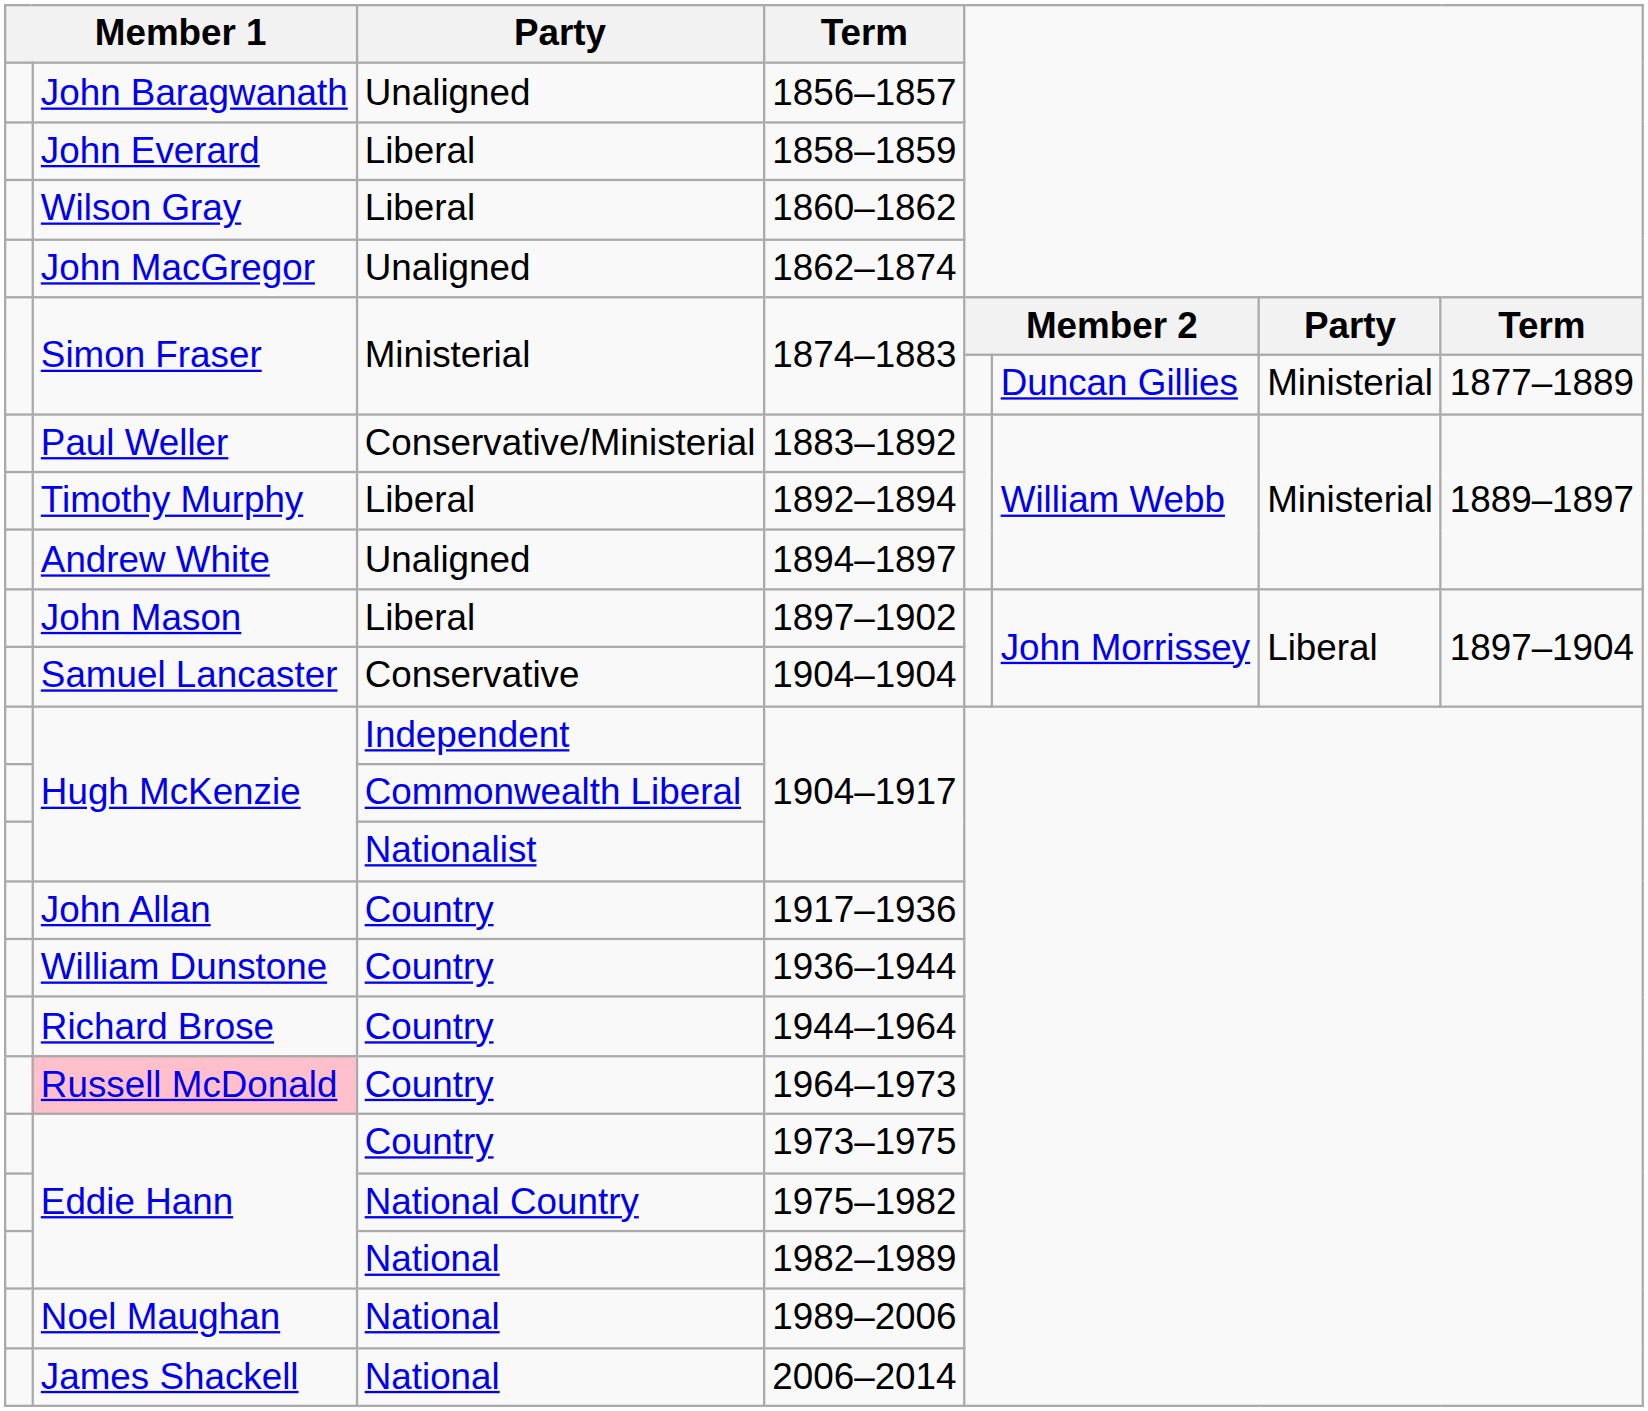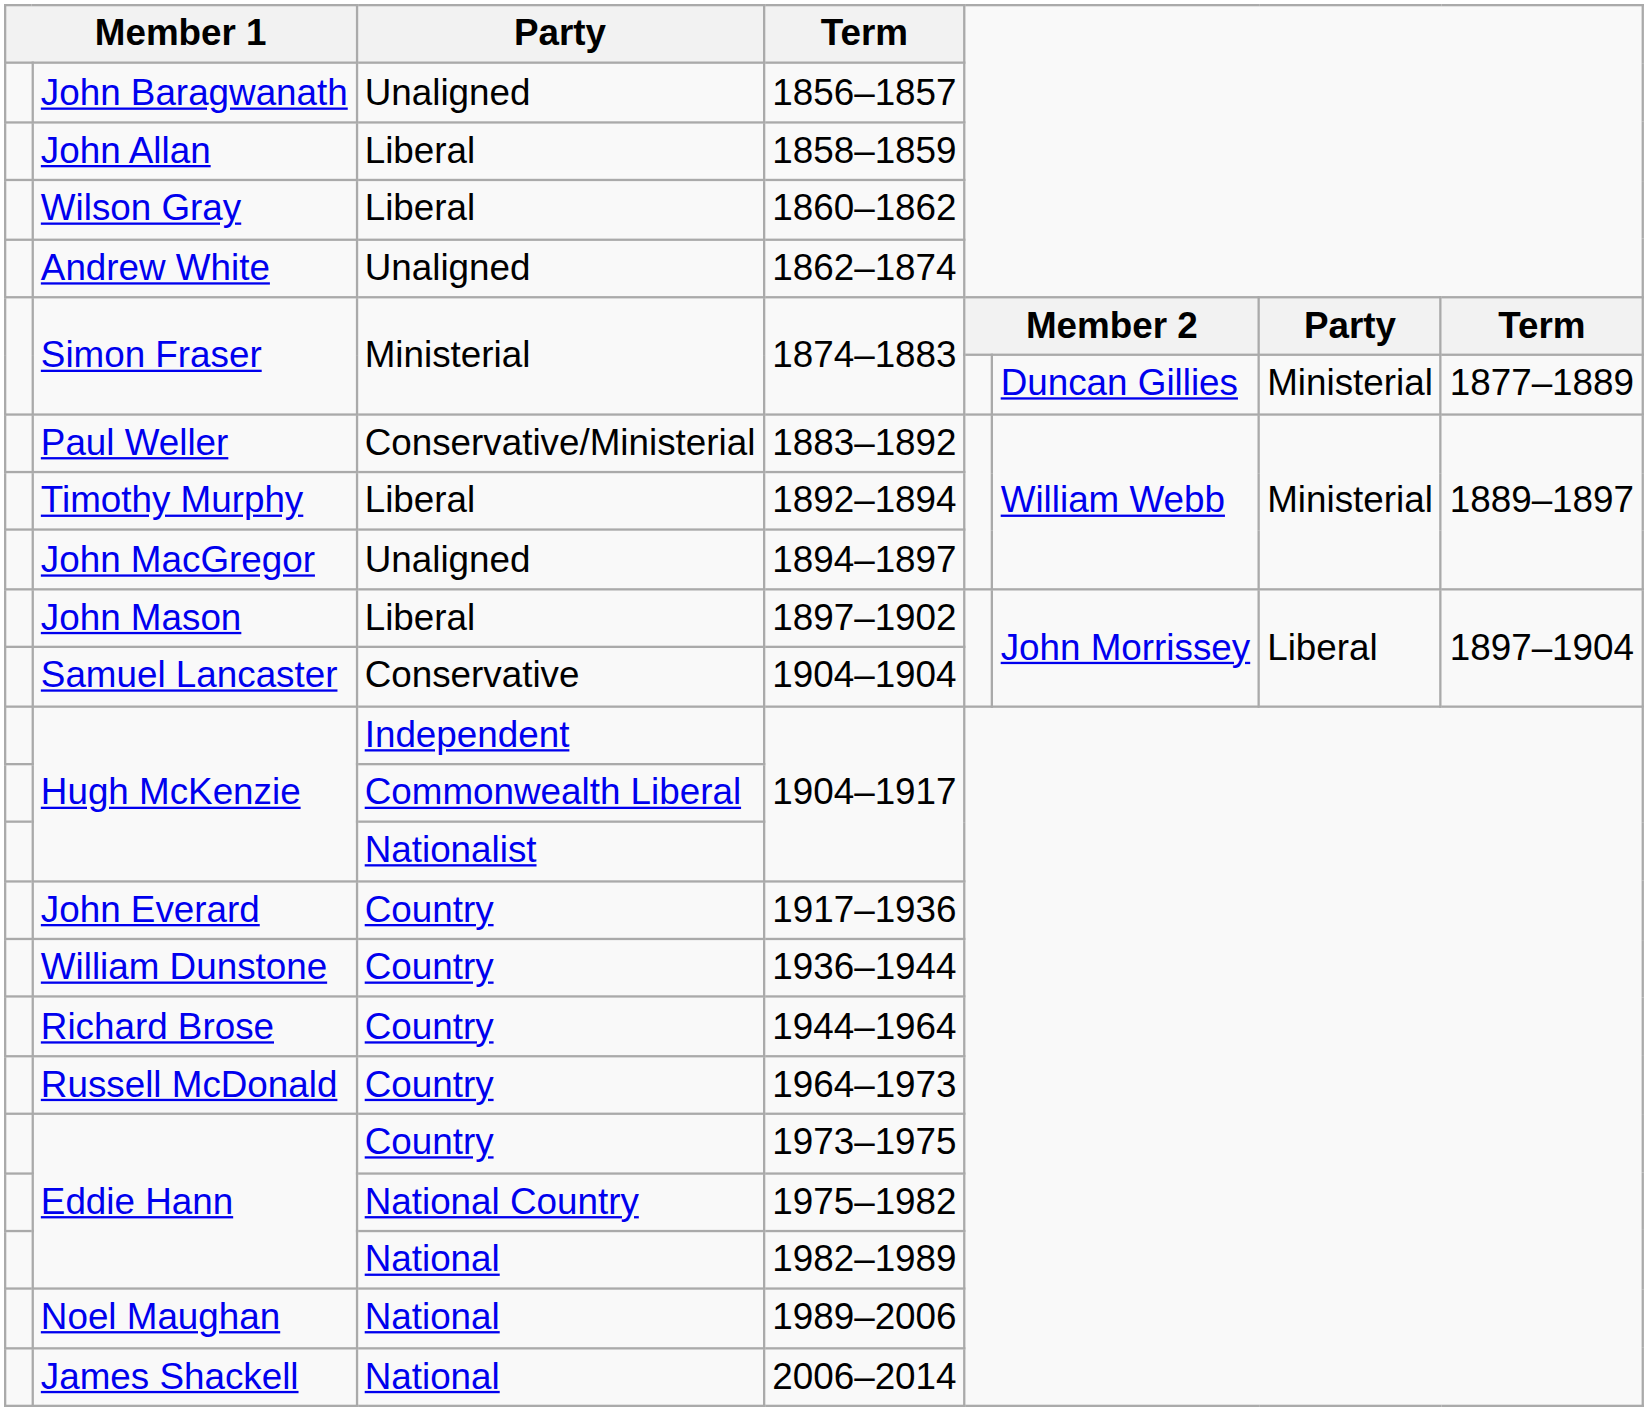(150, 150) John Everard -> (126, 150) John Allan
(178, 267) John MacGregor -> (155, 267) Andrew White
(155, 558) Andrew White -> (178, 558) John MacGregor
(126, 909) John Allan -> (150, 909) John Everard
(189, 1084) pink background -> (189, 1084) no background
